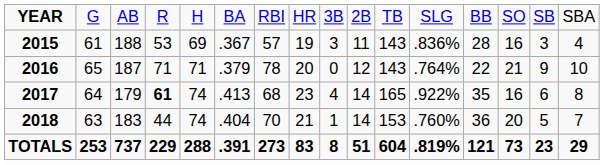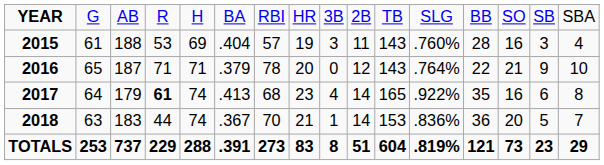(234, 43) .367 -> (234, 43) .404
(437, 43) .836% -> (437, 43) .760%
(234, 120) .404 -> (234, 120) .367
(437, 120) .760% -> (437, 120) .836%
